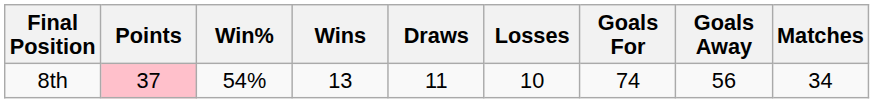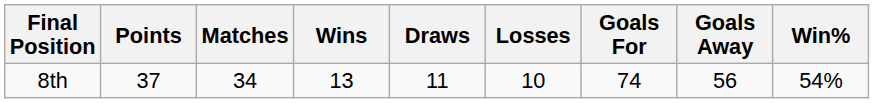columns swapped: (820, 34) <-> (244, 34)
(149, 81) pink background -> (149, 81) no background
